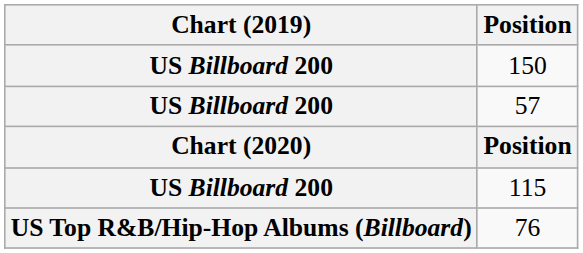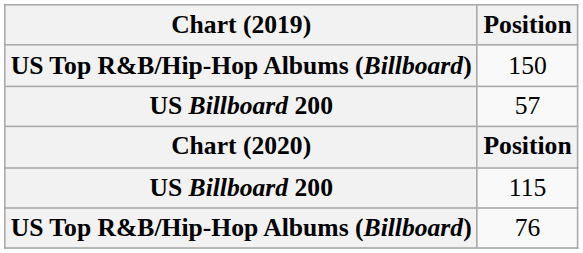(241, 65) US Billboard 200 -> (241, 65) US Top R&B/Hip-Hop Albums (Billboard)
